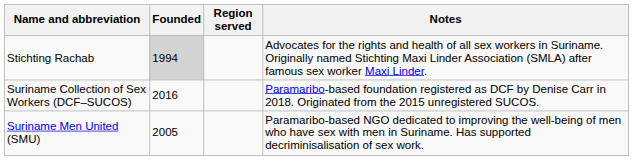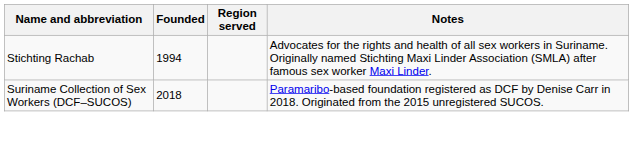(165, 57) lightgrey background -> (169, 57) no background
(165, 95) 2016 -> (169, 95) 2018
- row: (63, 133)
